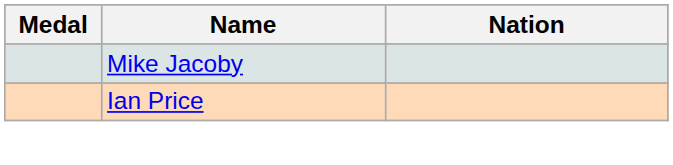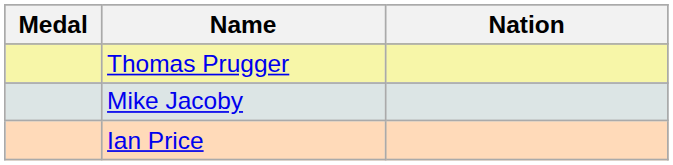+ row: (198, 63)
